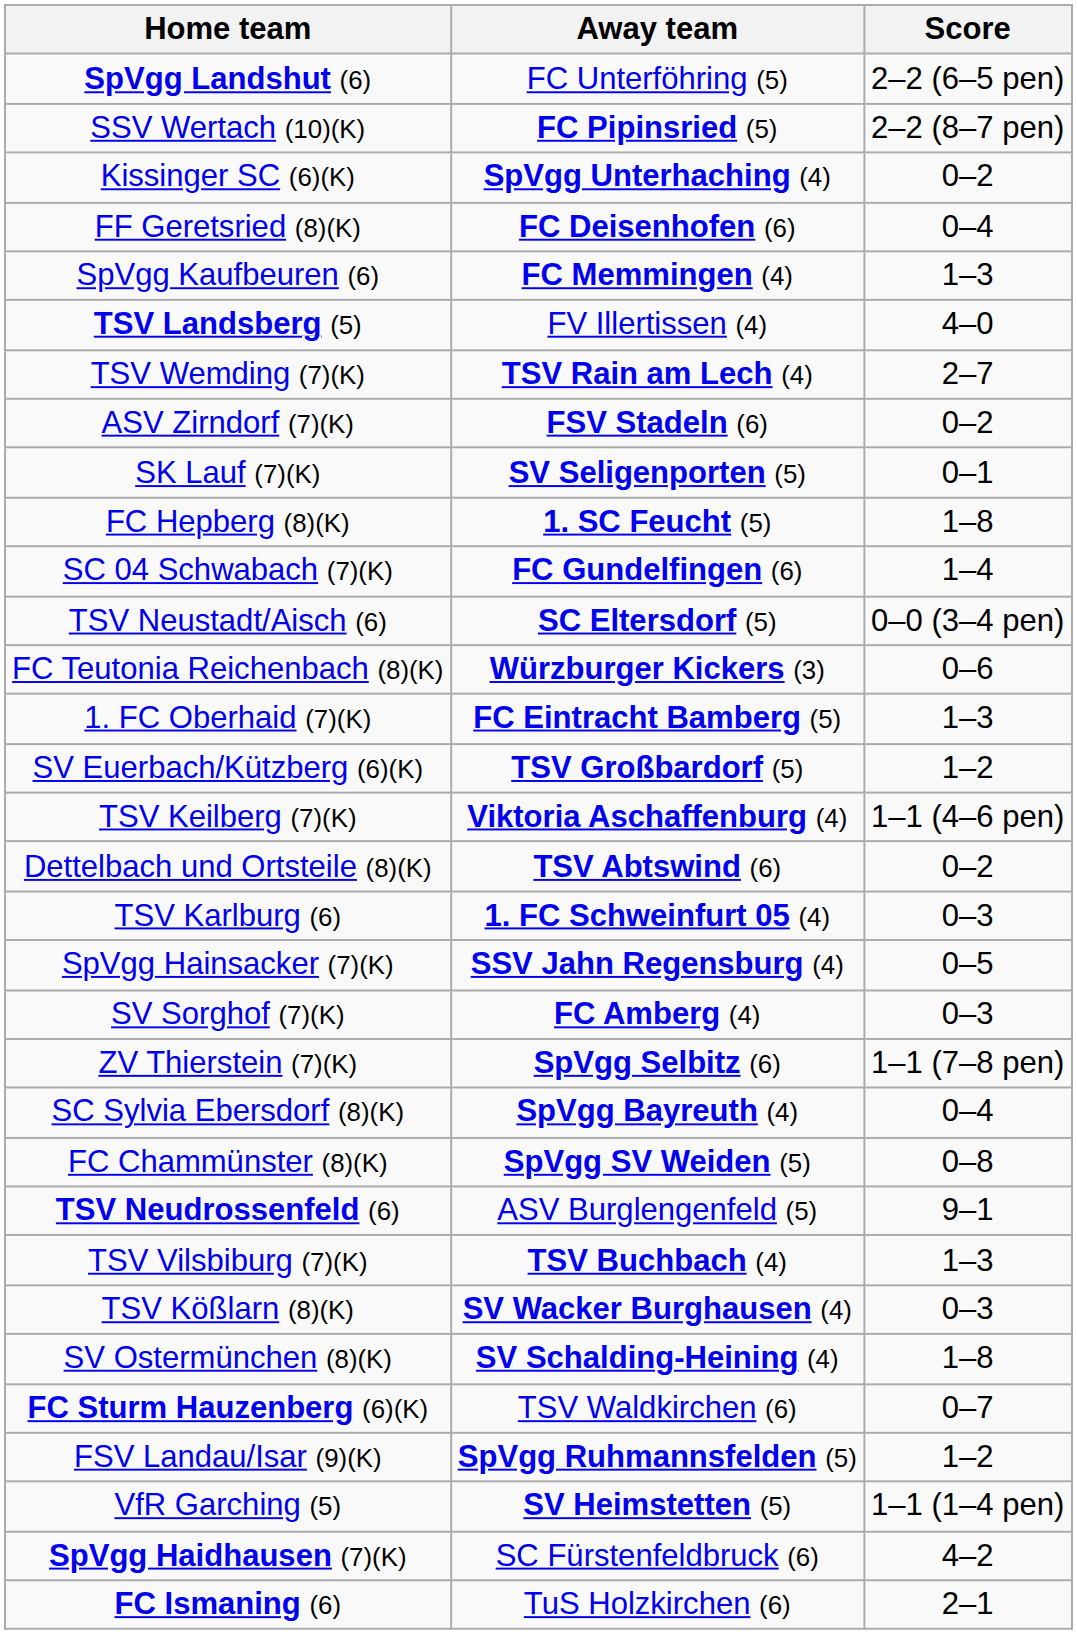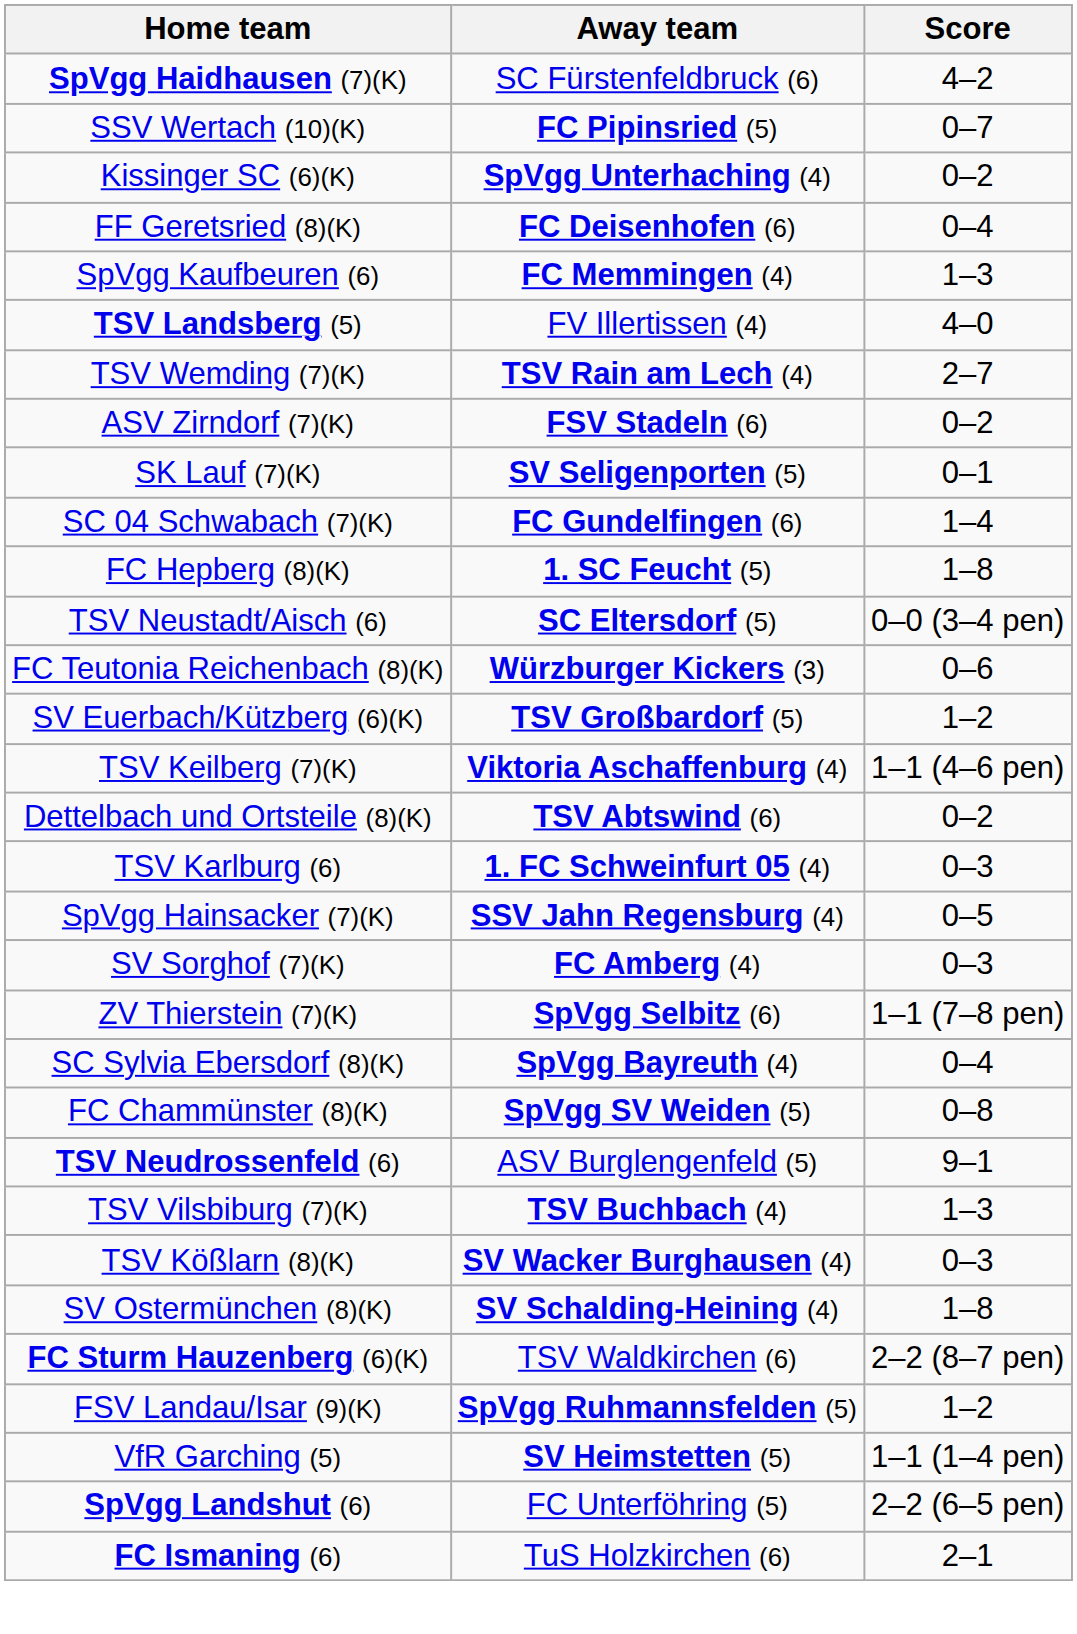rows swapped: (228, 1555) <-> (228, 78)
(968, 127) 2–2 (8–7 pen) -> (968, 127) 0–7
rows swapped: (228, 570) <-> (228, 521)
- row: (228, 718)
(968, 1407) 0–7 -> (968, 1358) 2–2 (8–7 pen)
